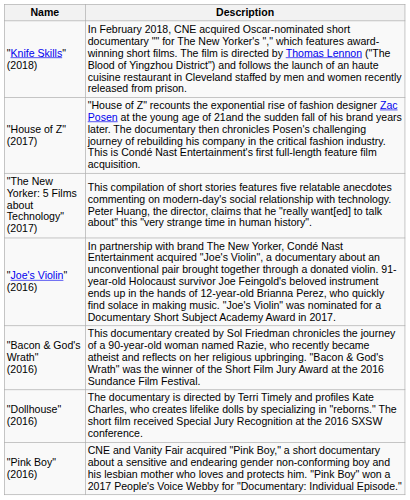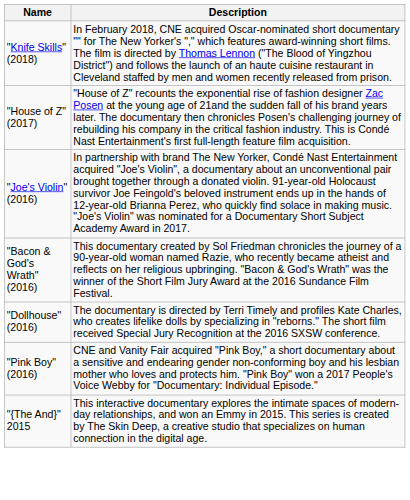- row: (42, 205)
+ row: (34, 421)
